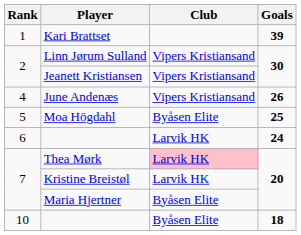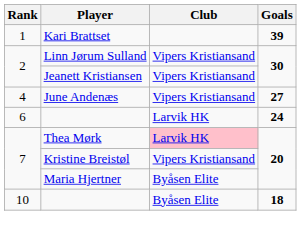(277, 96) 26 -> (277, 96) 27
- row: (23, 117)
(181, 179) Larvik HK -> (204, 158) Vipers Kristiansand
